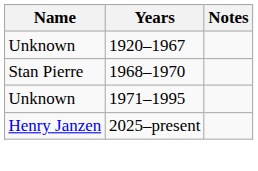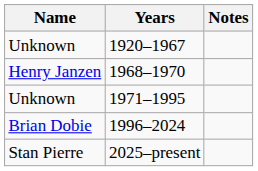(46, 71) Stan Pierre -> (55, 71) Henry Janzen
+ row: (147, 125)
(55, 125) Henry Janzen -> (46, 152) Stan Pierre
